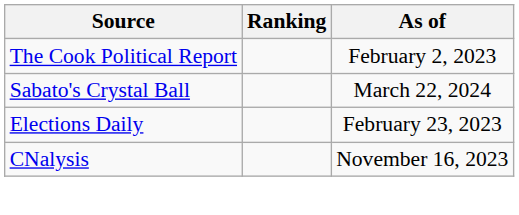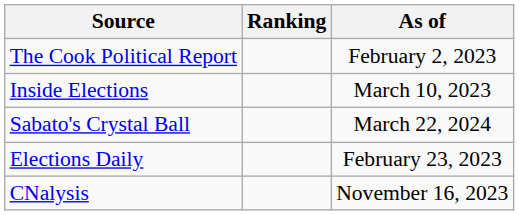+ row: (79, 90)
